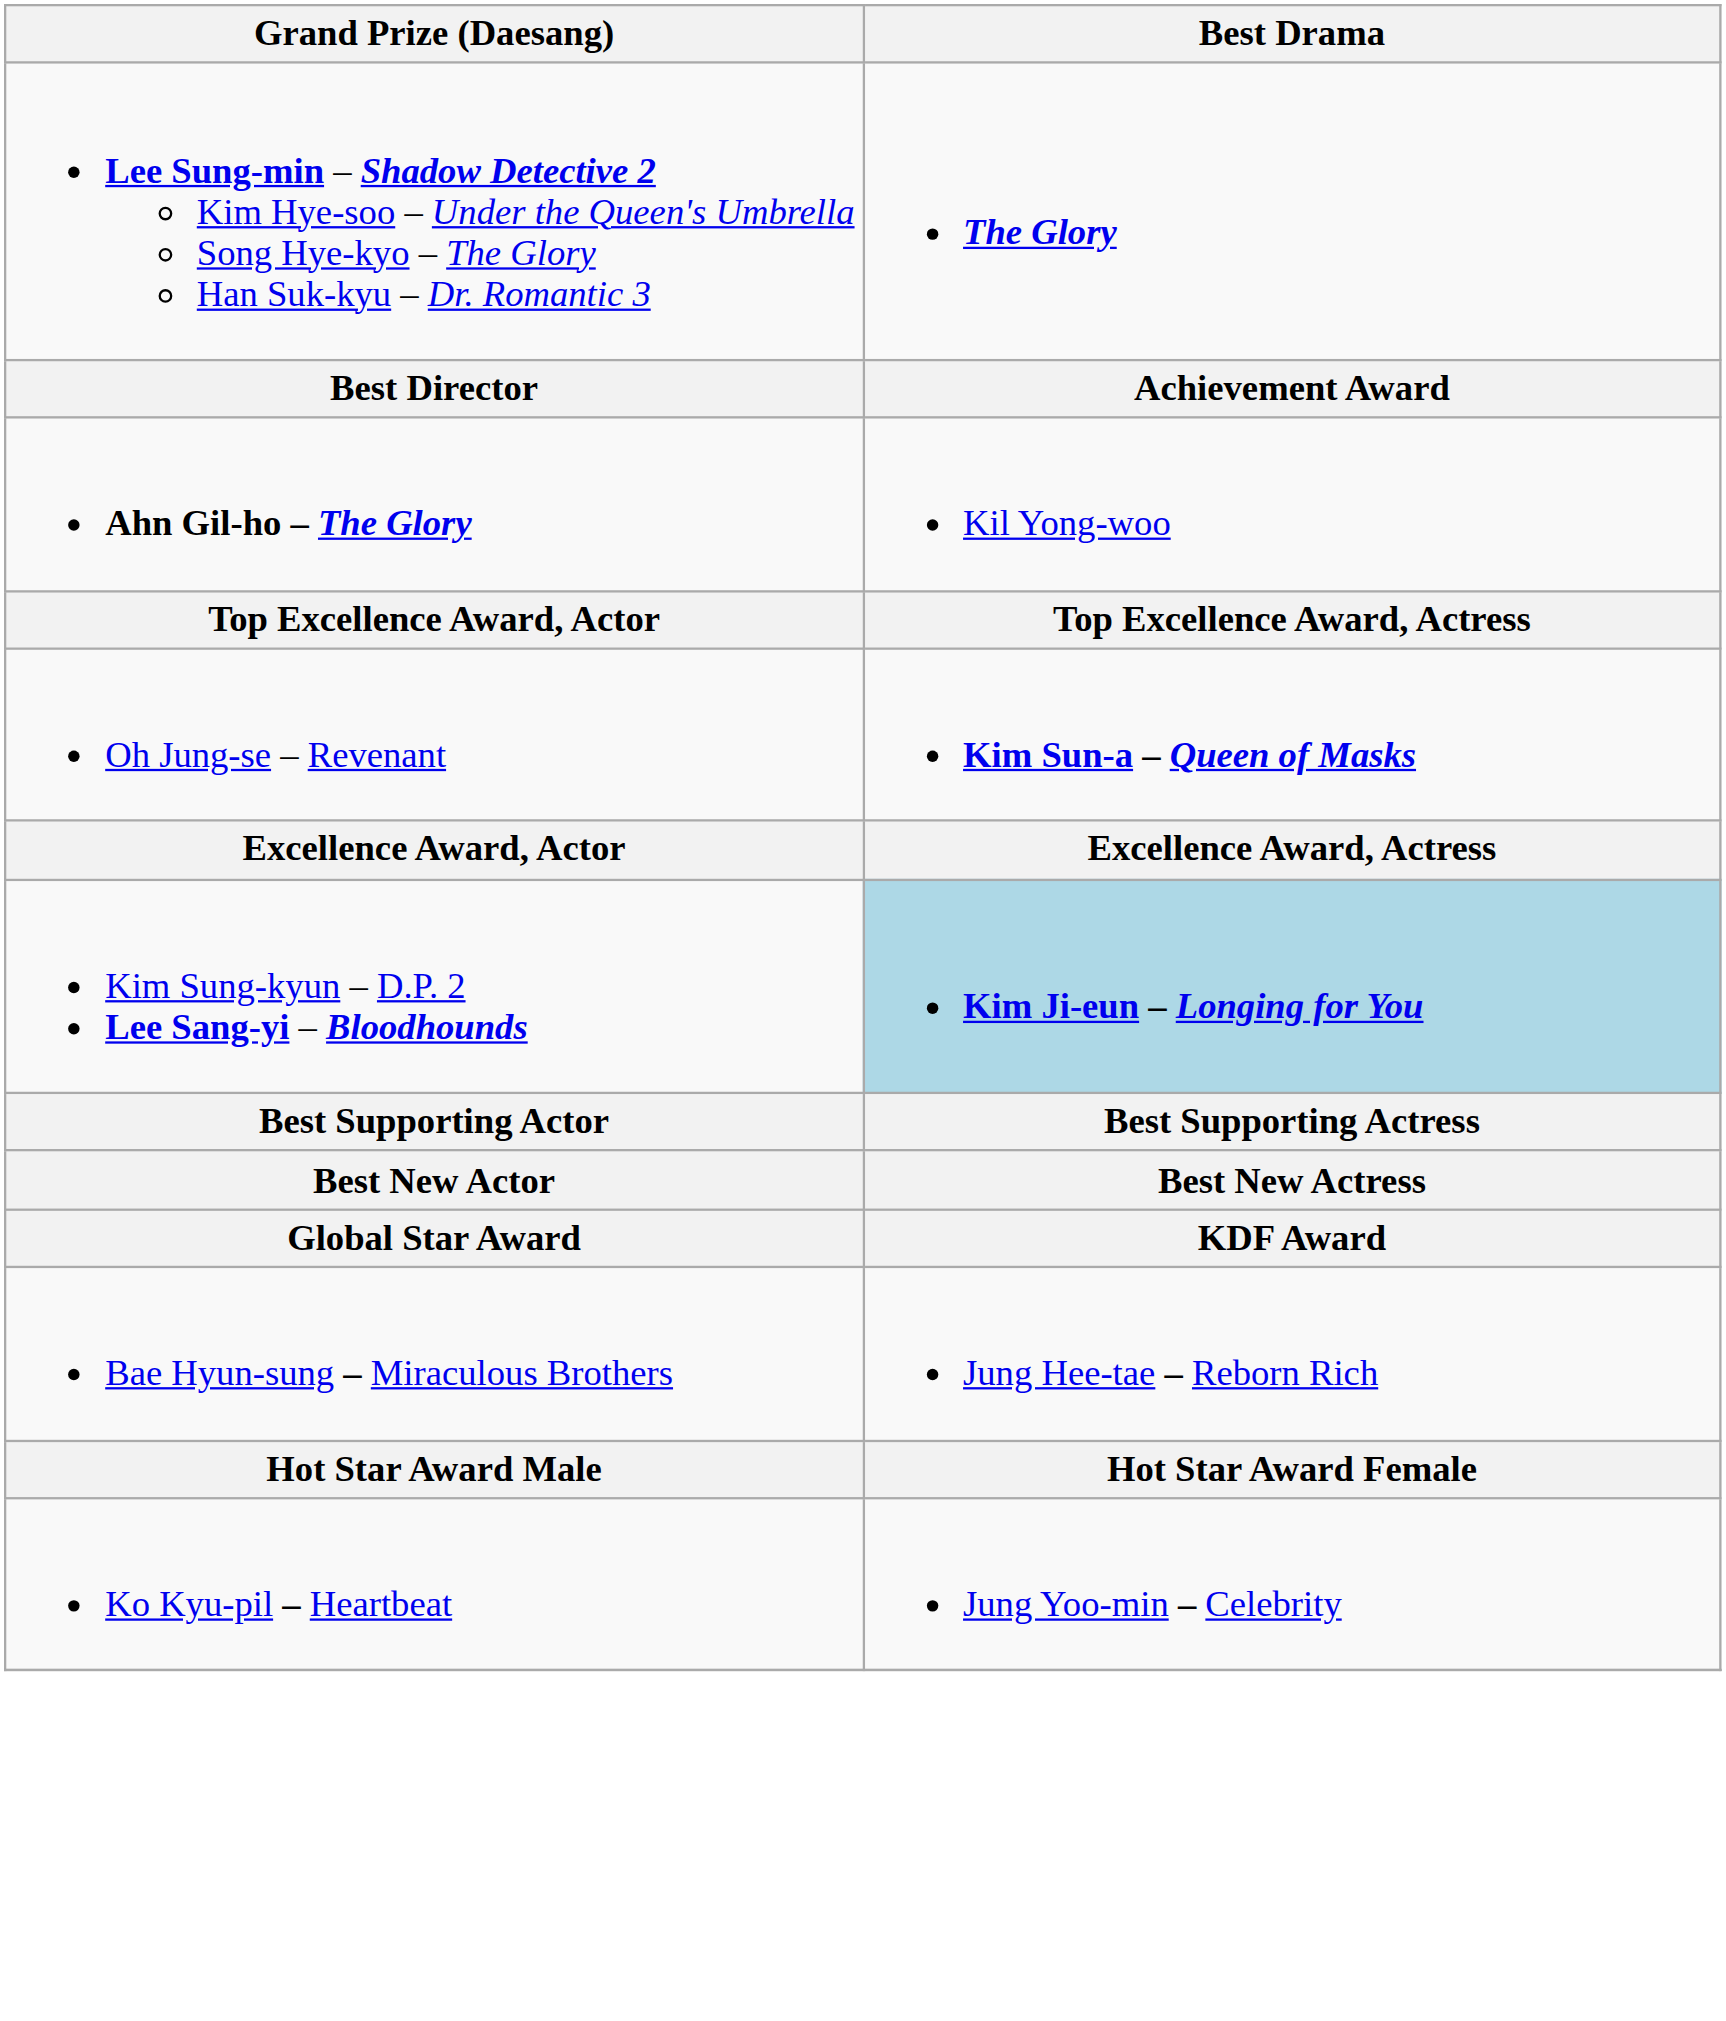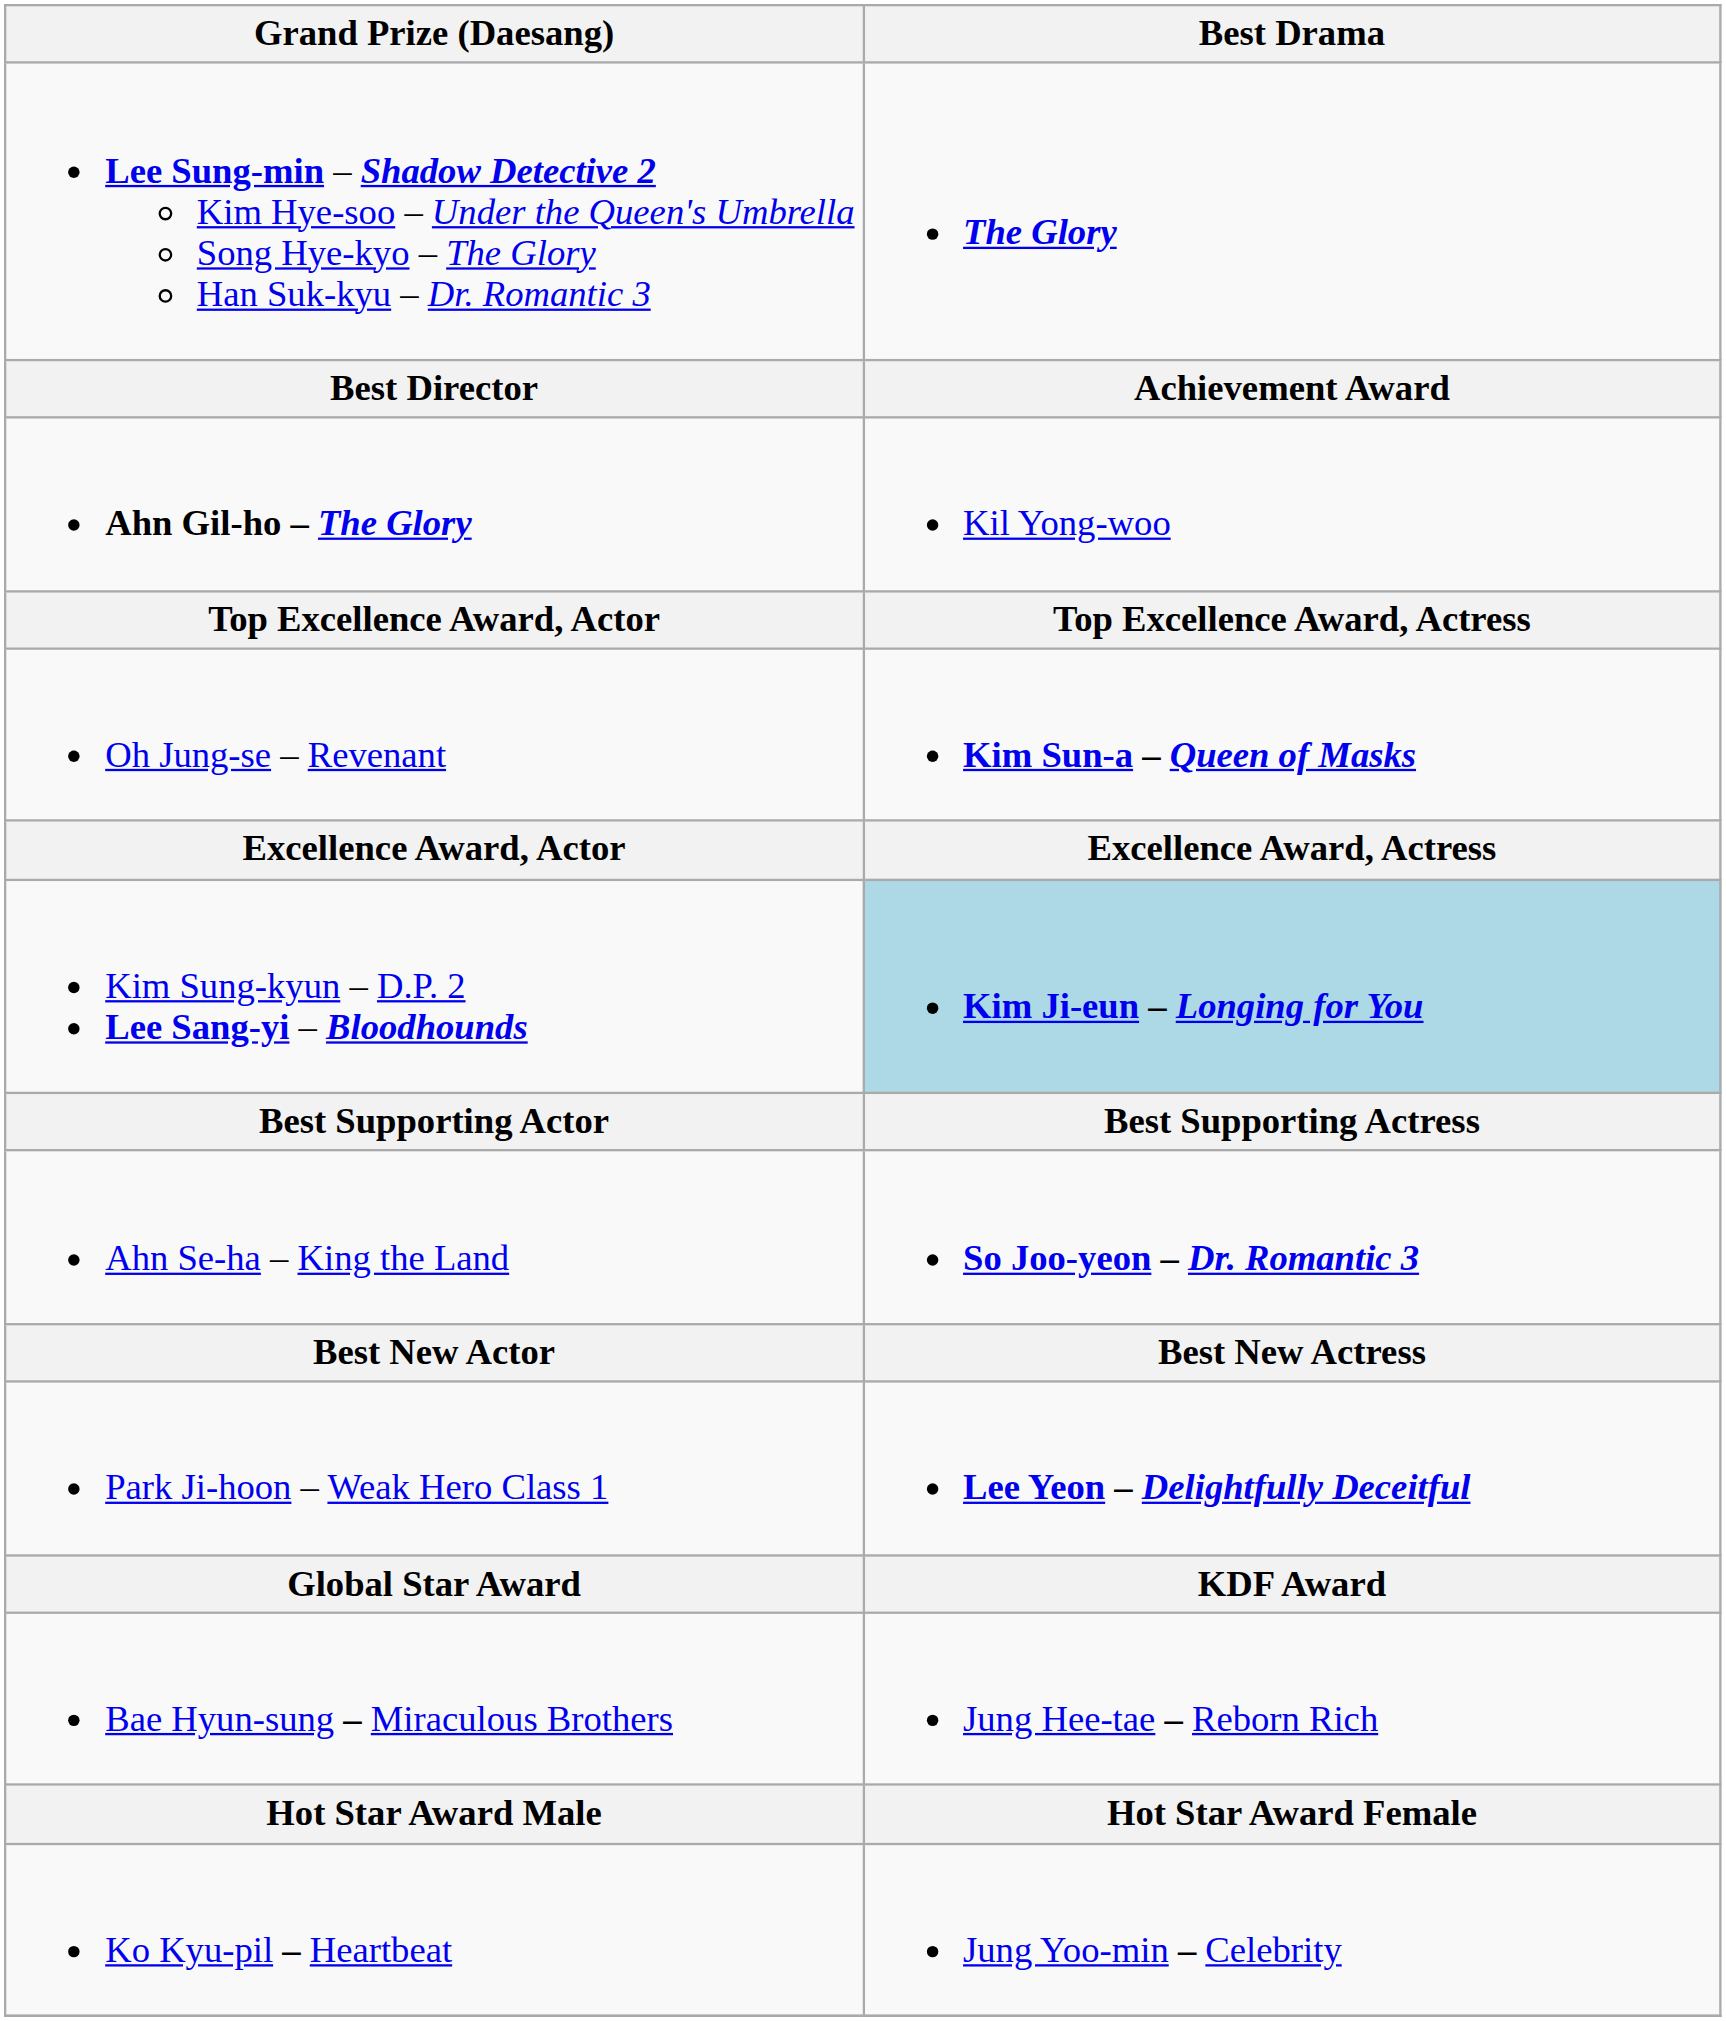+ row: (434, 1258)
+ row: (434, 1489)
